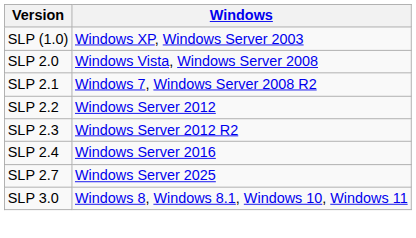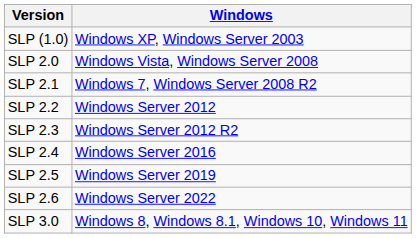+ row: (33, 175)
+ row: (33, 198)
- row: (33, 175)
